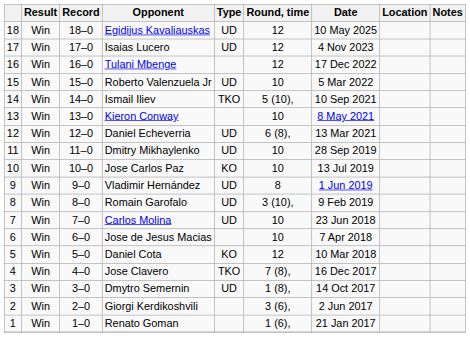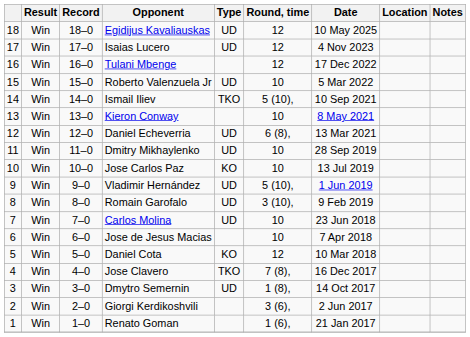(278, 185) 8 -> (278, 185) 5 (10),
